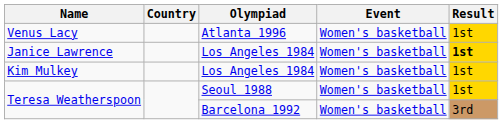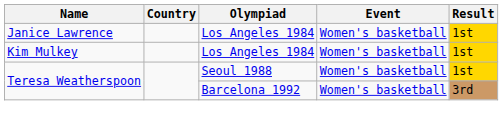- row: (42, 33)
(463, 52) bold -> (463, 33) normal
